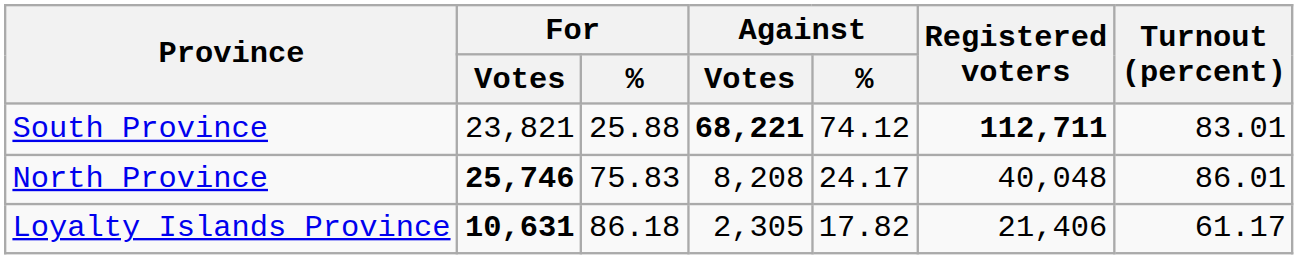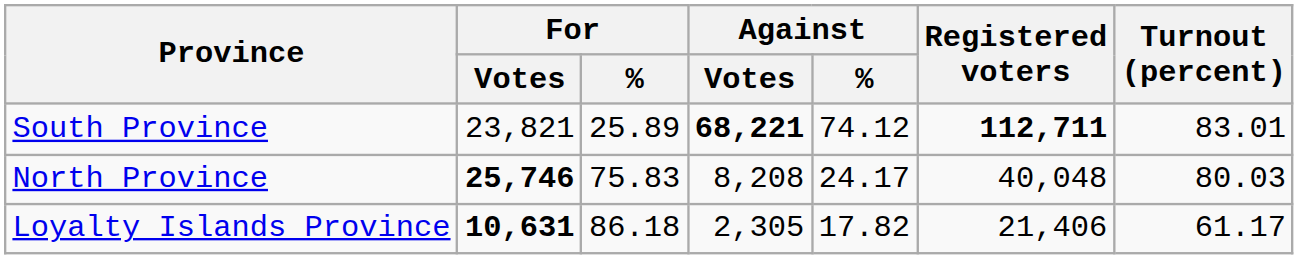(635, 129) 25.88 -> (635, 129) 25.89
(1240, 179) 86.01 -> (1240, 179) 80.03
